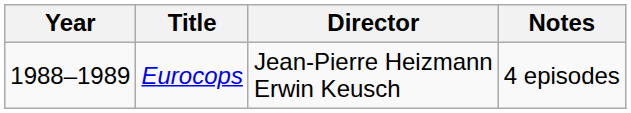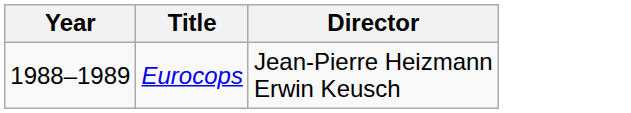- column: (562, 23)
